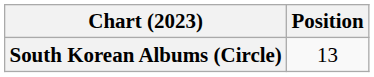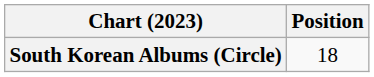(328, 54) 13 -> (328, 54) 18
